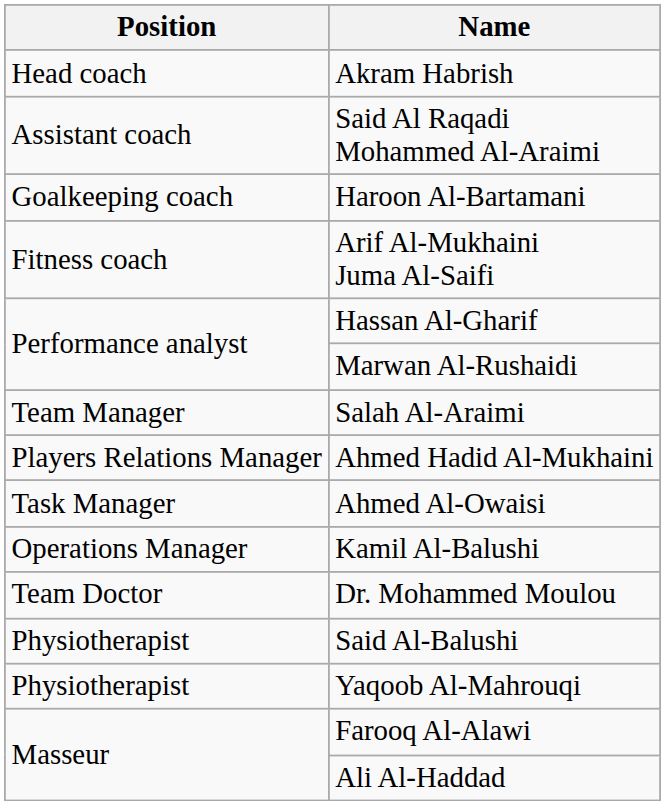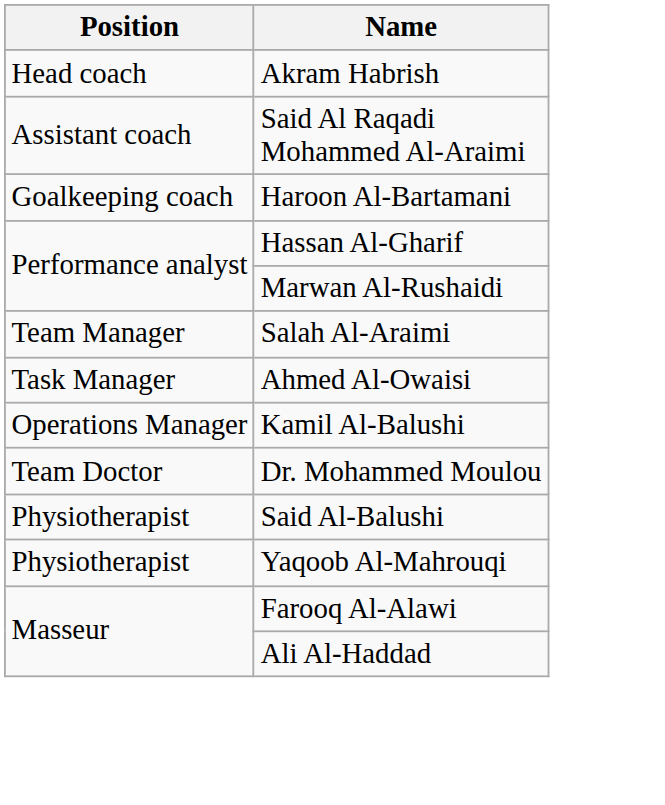- row: (437, 258)
- row: (494, 457)
